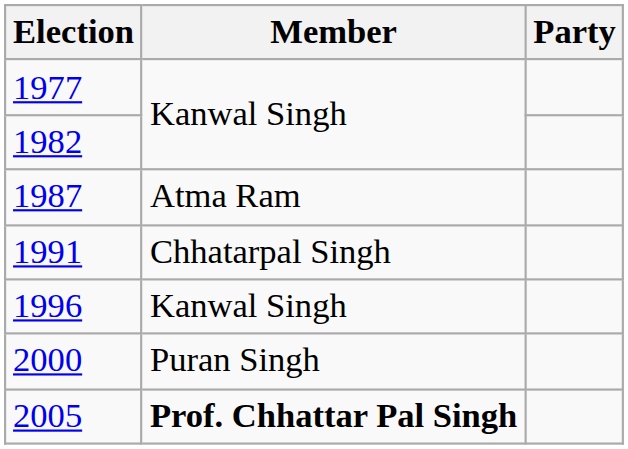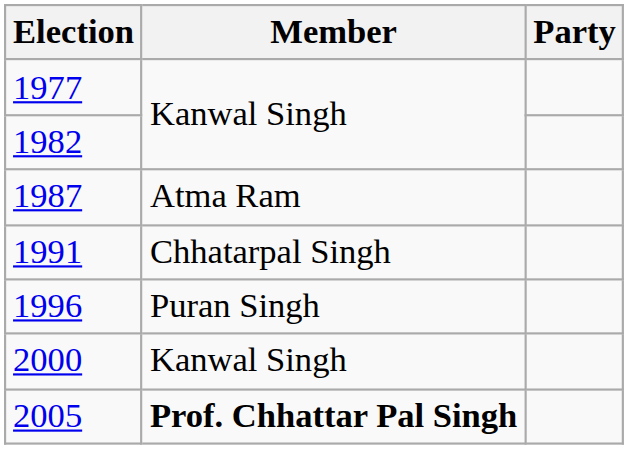(248, 305) Kanwal Singh -> (235, 305) Puran Singh
(235, 360) Puran Singh -> (248, 360) Kanwal Singh
